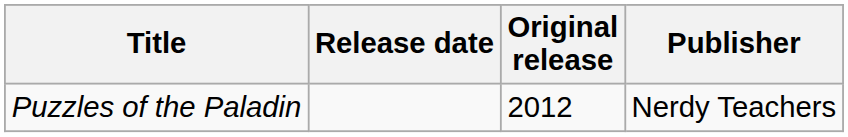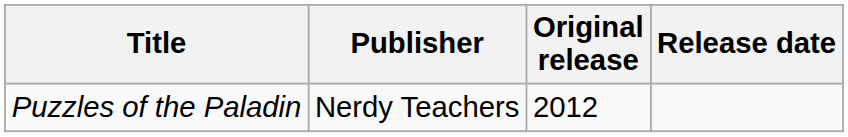columns swapped: (734, 44) <-> (404, 44)
